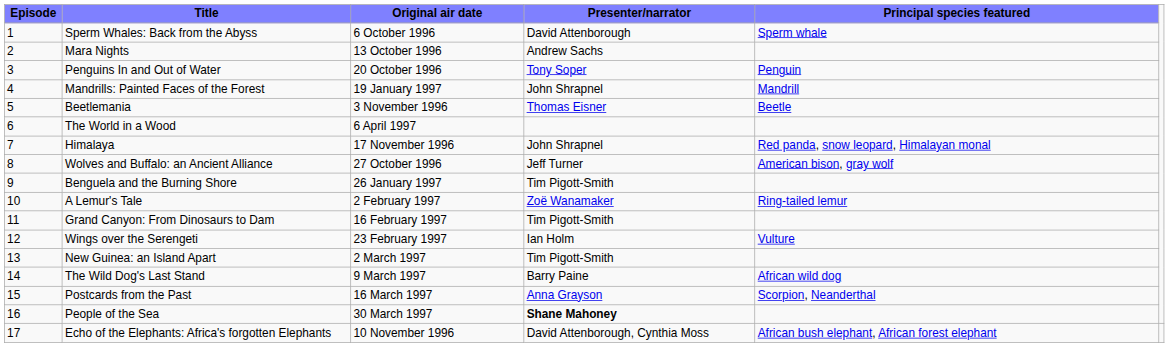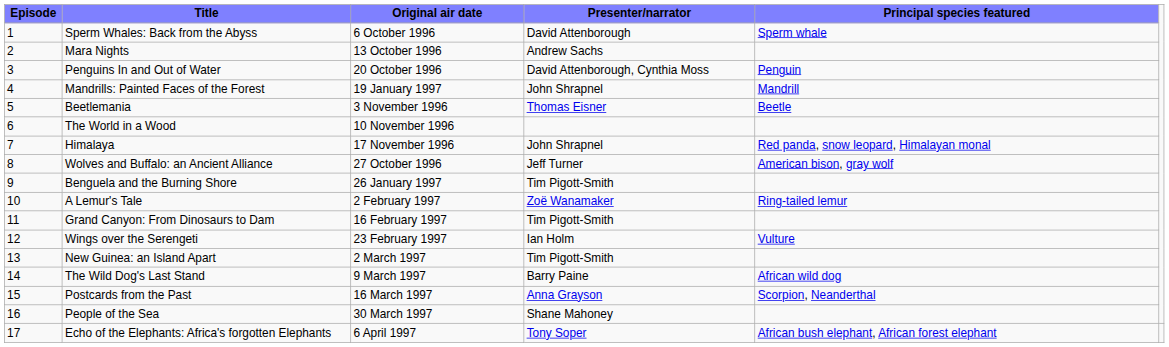(557, 70) Tony Soper -> (618, 70) David Attenborough, Cynthia Moss
(385, 126) 6 April 1997 -> (404, 126) 10 November 1996
(572, 314) bold -> (570, 314) normal
(404, 333) 10 November 1996 -> (385, 333) 6 April 1997
(618, 333) David Attenborough, Cynthia Moss -> (557, 333) Tony Soper
